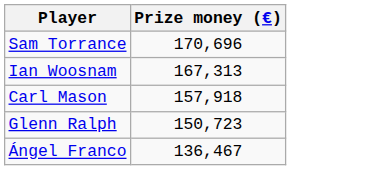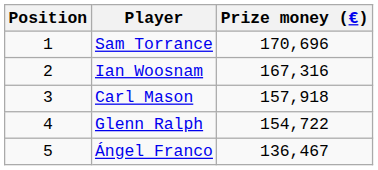+ column: (48, 18)
(208, 71) 167,313 -> (294, 71) 167,316
(208, 125) 150,723 -> (294, 125) 154,722
